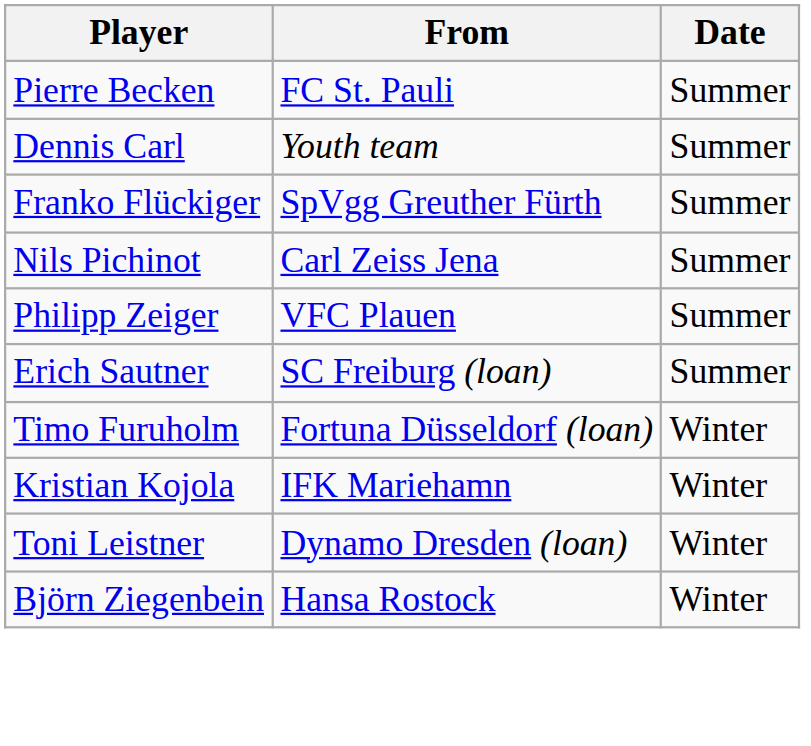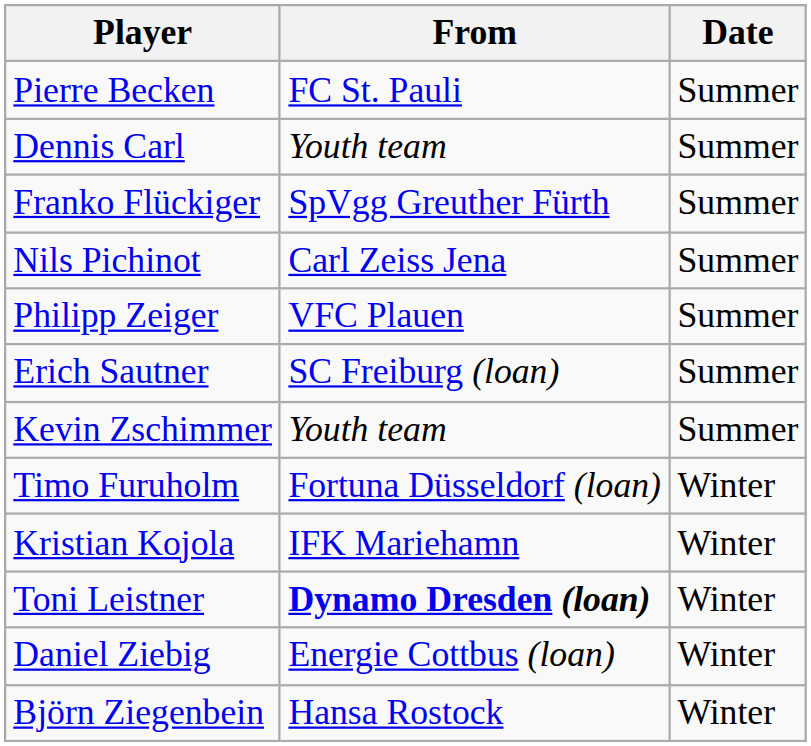+ row: (143, 428)
(454, 542) normal -> (469, 598) bold
+ row: (112, 655)
